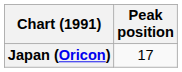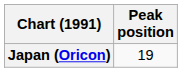(146, 55) 17 -> (146, 55) 19
